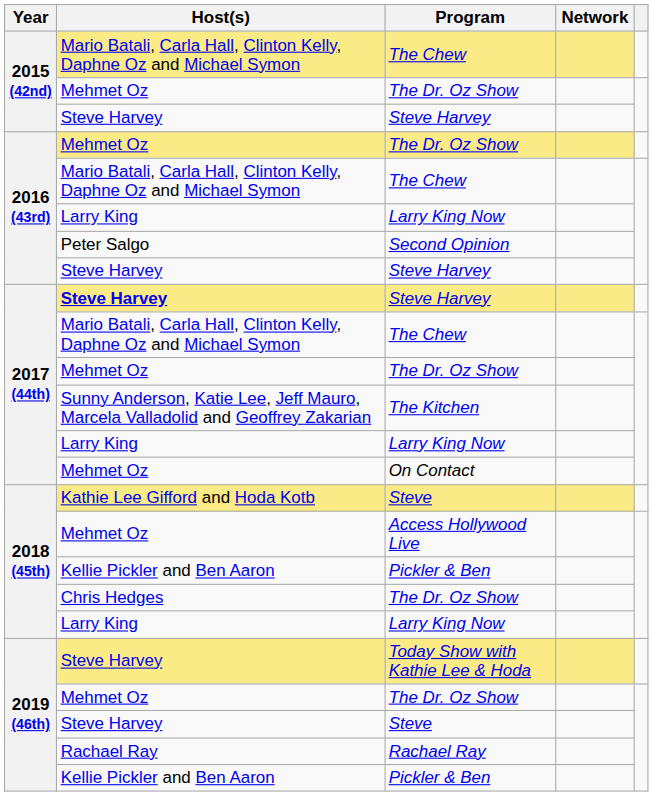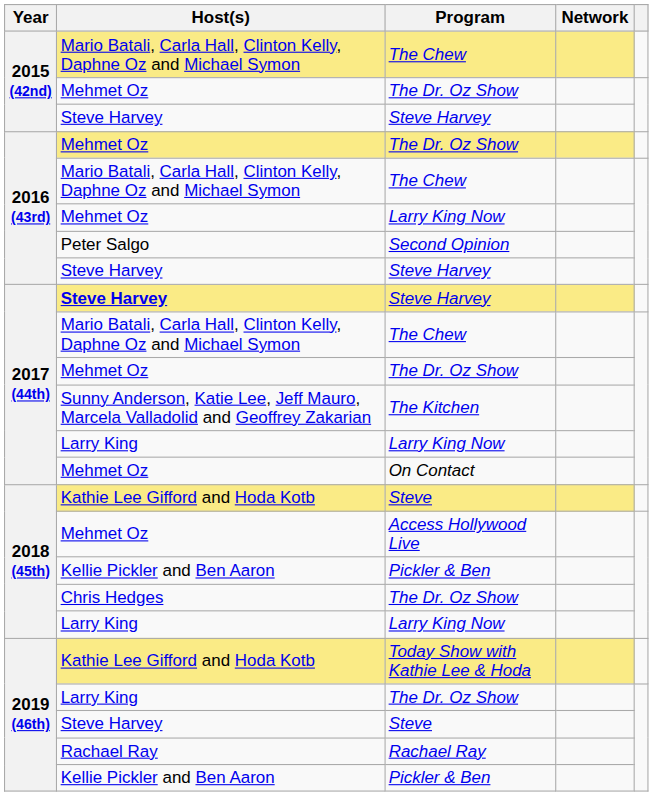(99, 217) Larry King -> (104, 217) Mehmet Oz
(112, 660) Steve Harvey -> (188, 660) Kathie Lee Gifford and Hoda Kotb
(104, 697) Mehmet Oz -> (99, 697) Larry King
